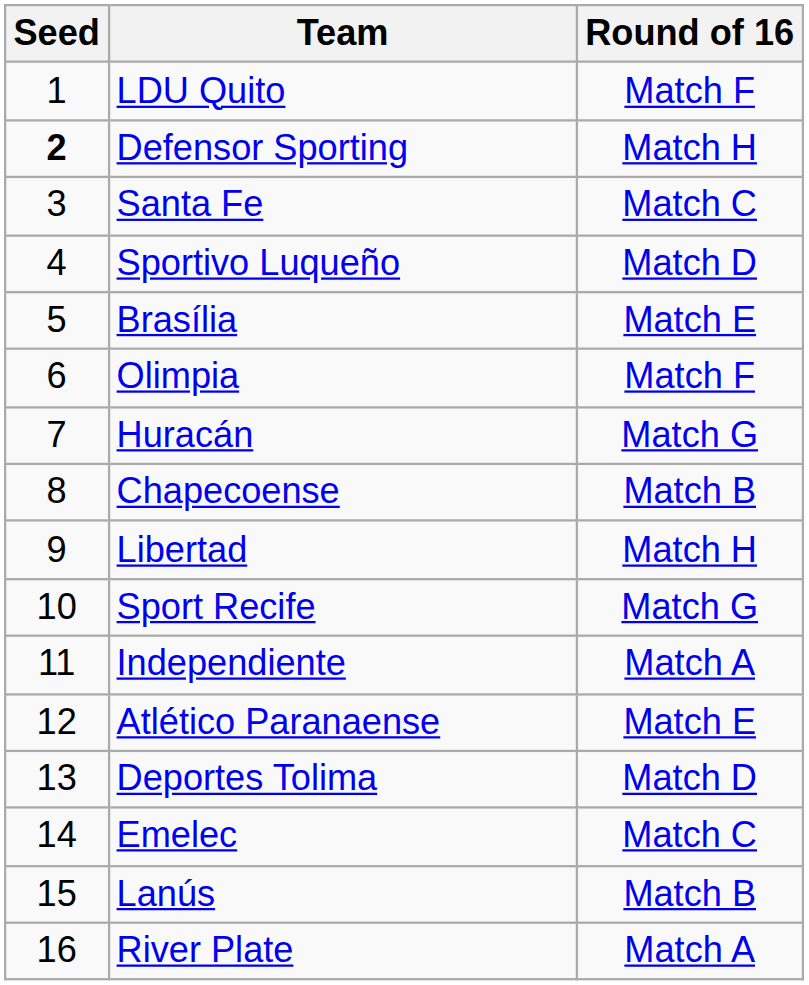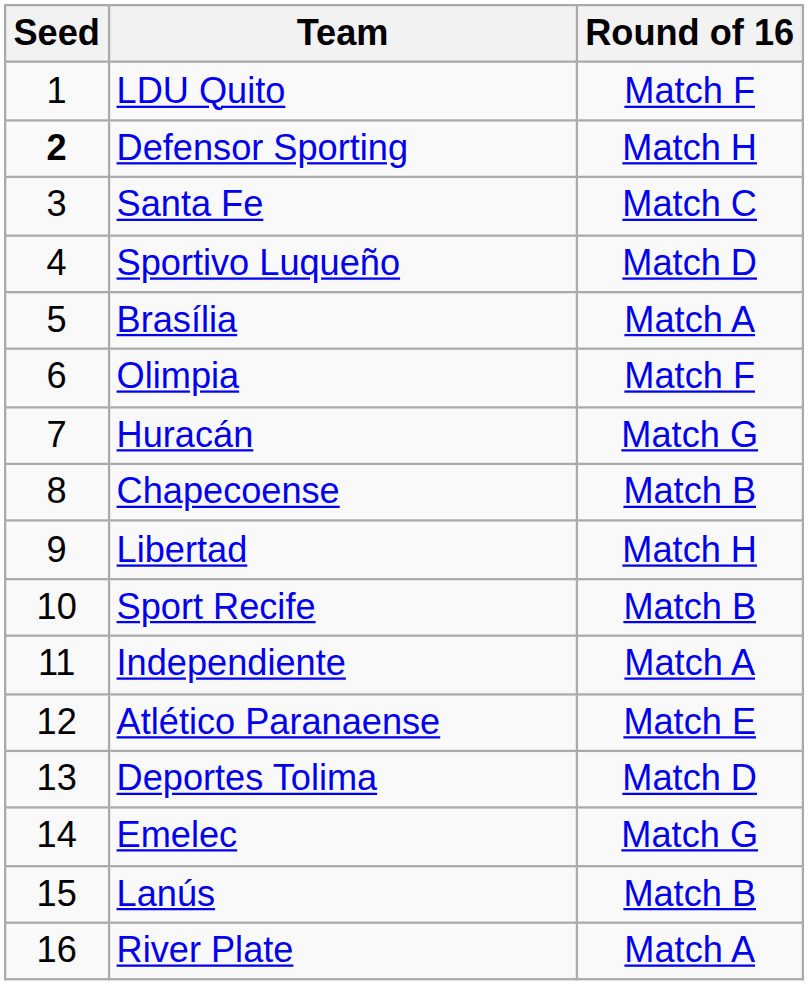(690, 319) Match E -> (690, 319) Match A
(690, 606) Match G -> (690, 606) Match B
(690, 836) Match C -> (690, 836) Match G
